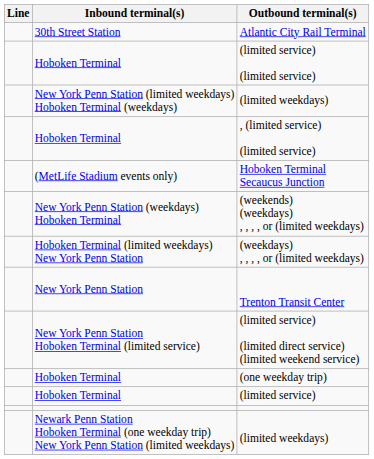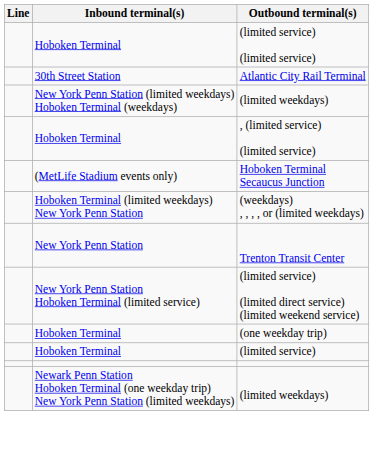rows swapped: (78, 31) <-> (78, 63)
- row: (117, 213)
